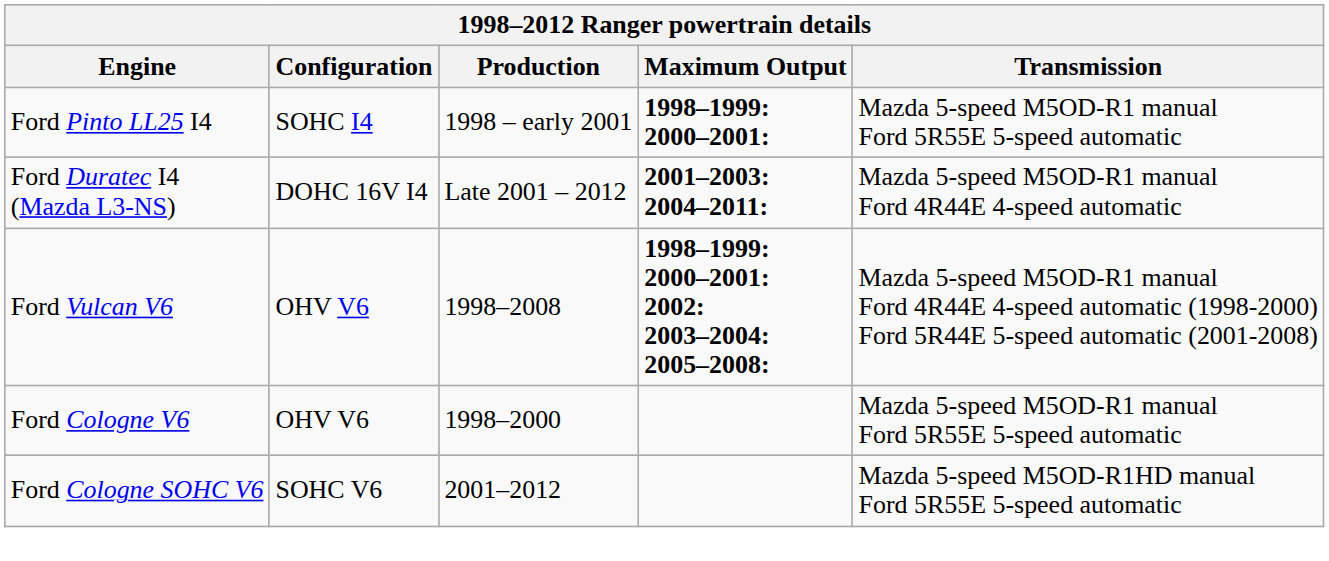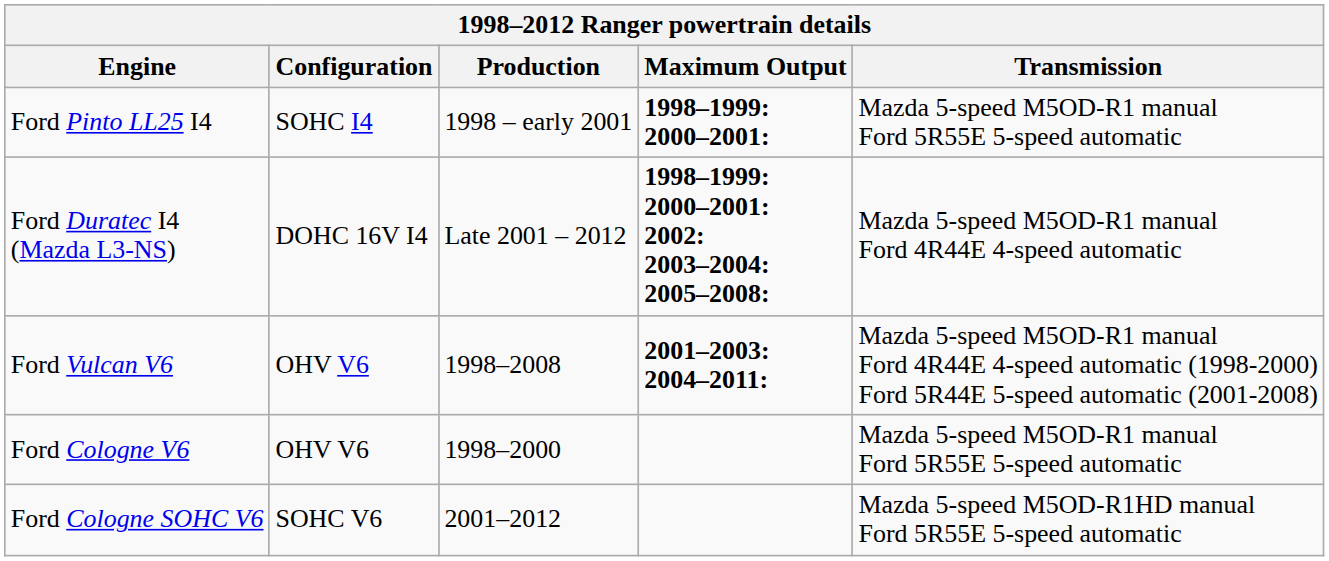(707, 192) 2001–2003: 2004–2011: -> (707, 235) 1998–1999: 2000–2001: 2002: 2003–2004: 2005–2008:
(707, 306) 1998–1999: 2000–2001: 2002: 2003–2004: 2005–2008: -> (707, 364) 2001–2003: 2004–2011:
